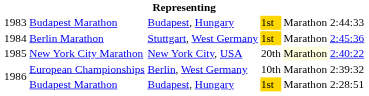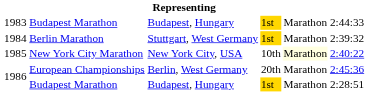(347, 38) 2:45:36 -> (347, 38) 2:39:32
(271, 53) 20th -> (271, 53) 10th
(271, 69) 10th -> (271, 69) 20th
(347, 69) 2:39:32 -> (347, 69) 2:45:36
